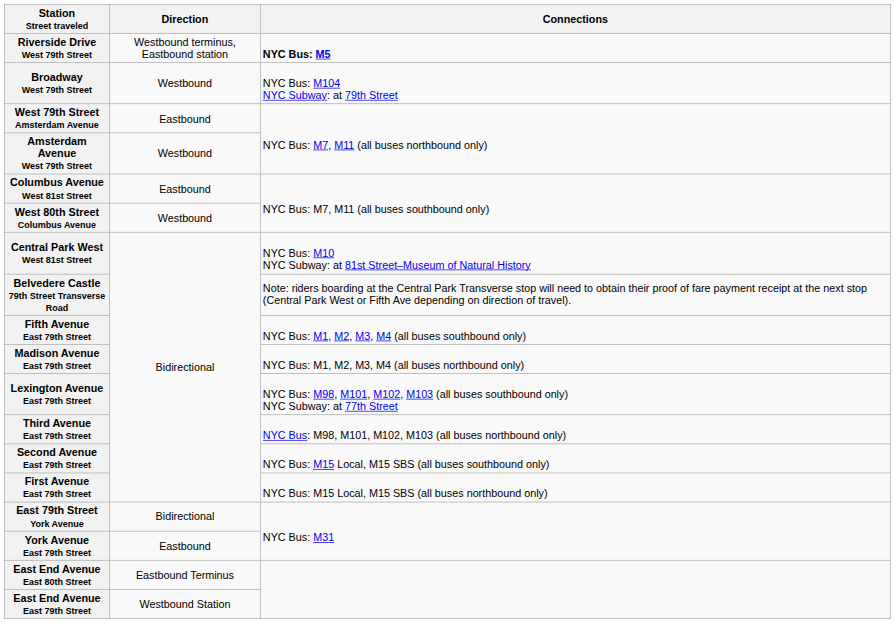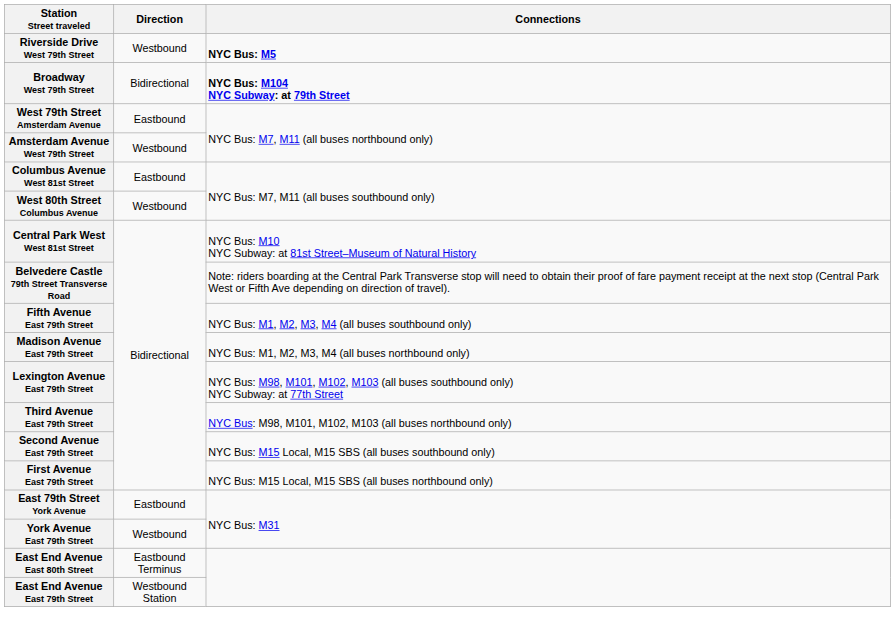(185, 48) Westbound terminus, Eastbound station -> (160, 48) Westbound
(185, 83) Westbound -> (160, 83) Bidirectional
(330, 89) normal -> (279, 89) bold
(185, 517) Bidirectional -> (160, 505) Eastbound
(185, 546) Eastbound -> (160, 534) Westbound
